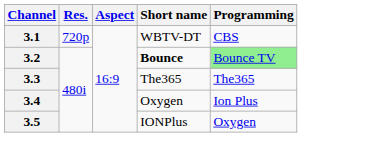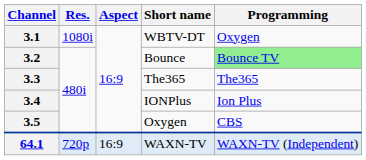(76, 36) 720p -> (78, 36) 1080i
(226, 36) CBS -> (238, 36) Oxygen
(162, 57) bold -> (165, 57) normal
(162, 100) Oxygen -> (168, 100) IONPlus
(164, 121) IONPlus -> (165, 121) Oxygen
(235, 121) Oxygen -> (230, 121) CBS
+ row: (32, 143)
